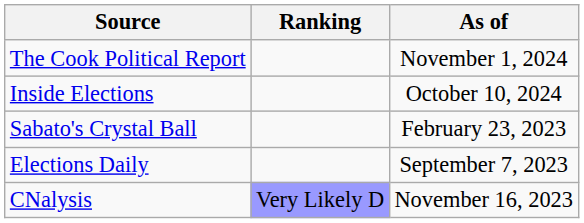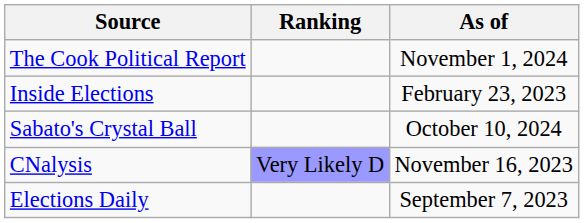(484, 93) October 10, 2024 -> (484, 93) February 23, 2023
(484, 128) February 23, 2023 -> (484, 128) October 10, 2024
rows swapped: (79, 164) <-> (51, 199)
